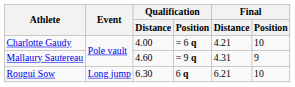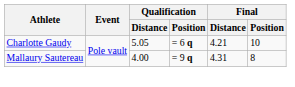(144, 43) 4.00 -> (140, 43) 5.05
(144, 58) 4.60 -> (140, 58) 4.00
(256, 58) 9 -> (253, 58) 8
- row: (31, 74)
